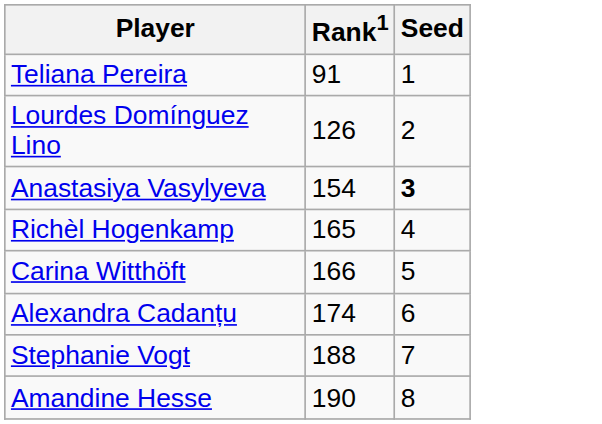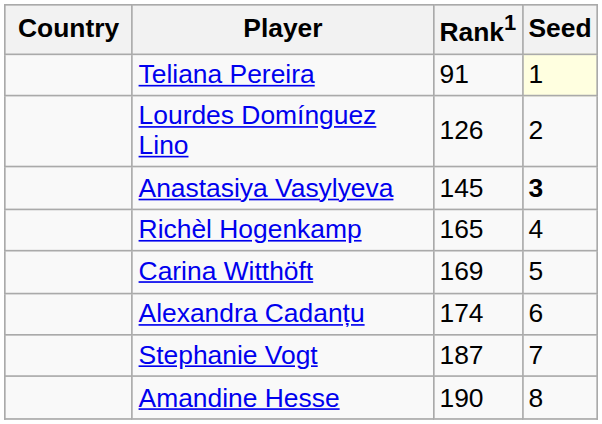+ column: (69, 28)
(408, 74) no background -> (536, 74) lightyellow background
(334, 187) 154 -> (462, 187) 145
(334, 271) 166 -> (462, 271) 169
(334, 355) 188 -> (462, 355) 187
